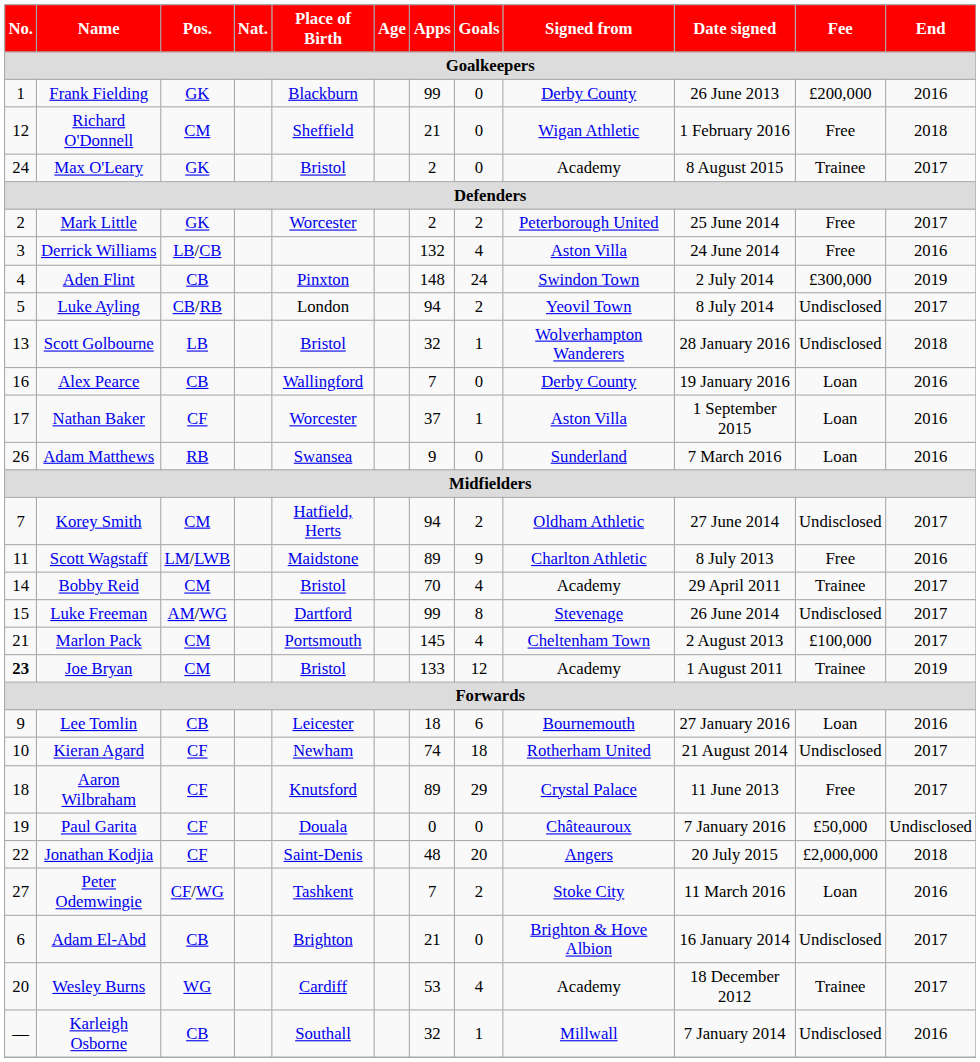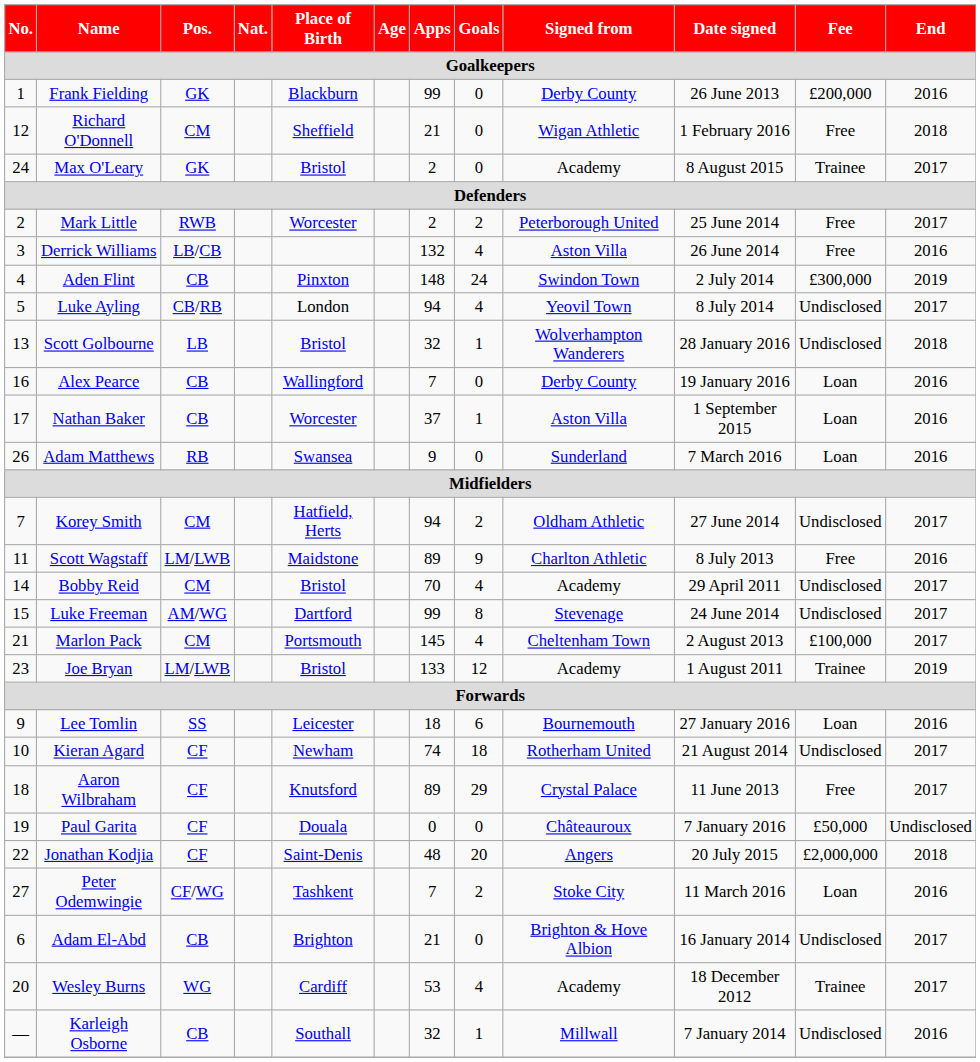(197, 223) GK -> (197, 223) RWB
(735, 251) 24 June 2014 -> (735, 251) 26 June 2014
(479, 306) 2 -> (479, 306) 4
(197, 418) CF -> (197, 418) CB
(840, 586) Trainee -> (840, 586) Undisclosed
(735, 613) 26 June 2014 -> (735, 613) 24 June 2014
(21, 668) bold -> (21, 668) normal
(197, 668) CM -> (197, 668) LM/LWB
(197, 723) CB -> (197, 723) SS
